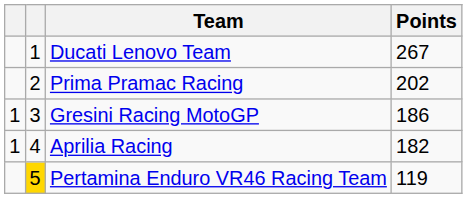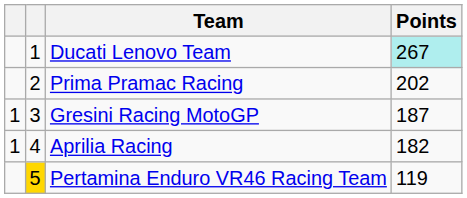(413, 52) no background -> (413, 52) paleturquoise background
(413, 115) 186 -> (413, 115) 187
